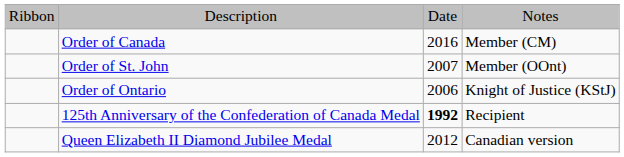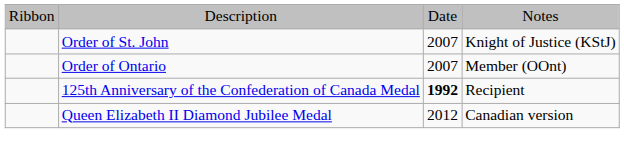- row: (113, 41)
(516, 66) Member (OOnt) -> (540, 41) Knight of Justice (KStJ)
(443, 90) 2006 -> (443, 66) 2007
(540, 90) Knight of Justice (KStJ) -> (516, 66) Member (OOnt)
